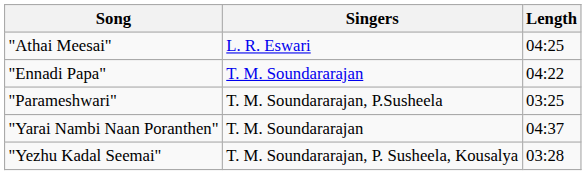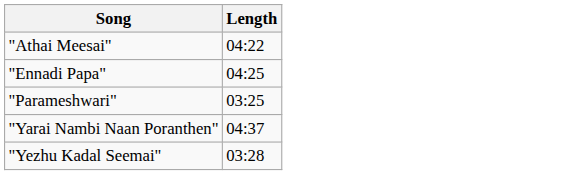- column: (372, 18)
(545, 46) 04:25 -> (245, 46) 04:22
(545, 73) 04:22 -> (245, 73) 04:25
